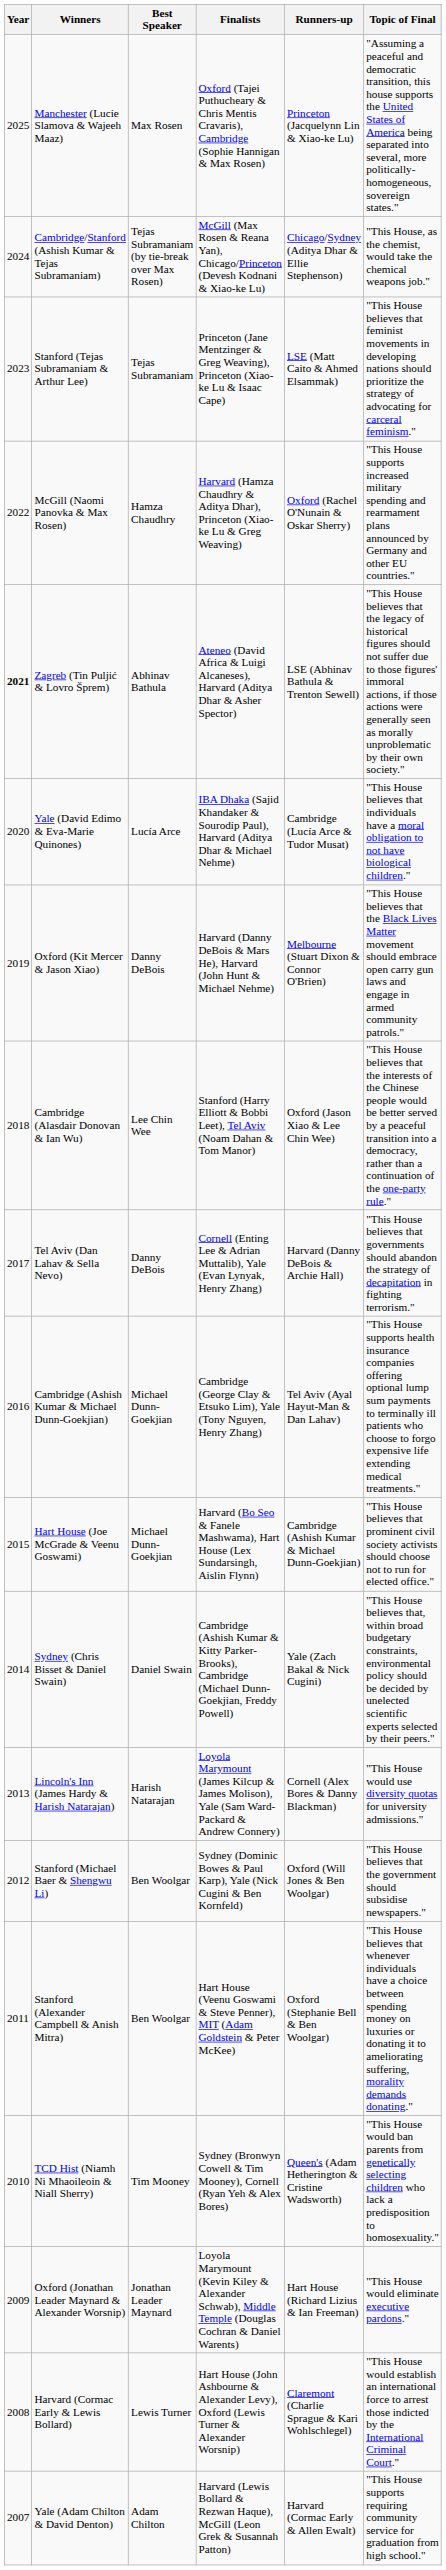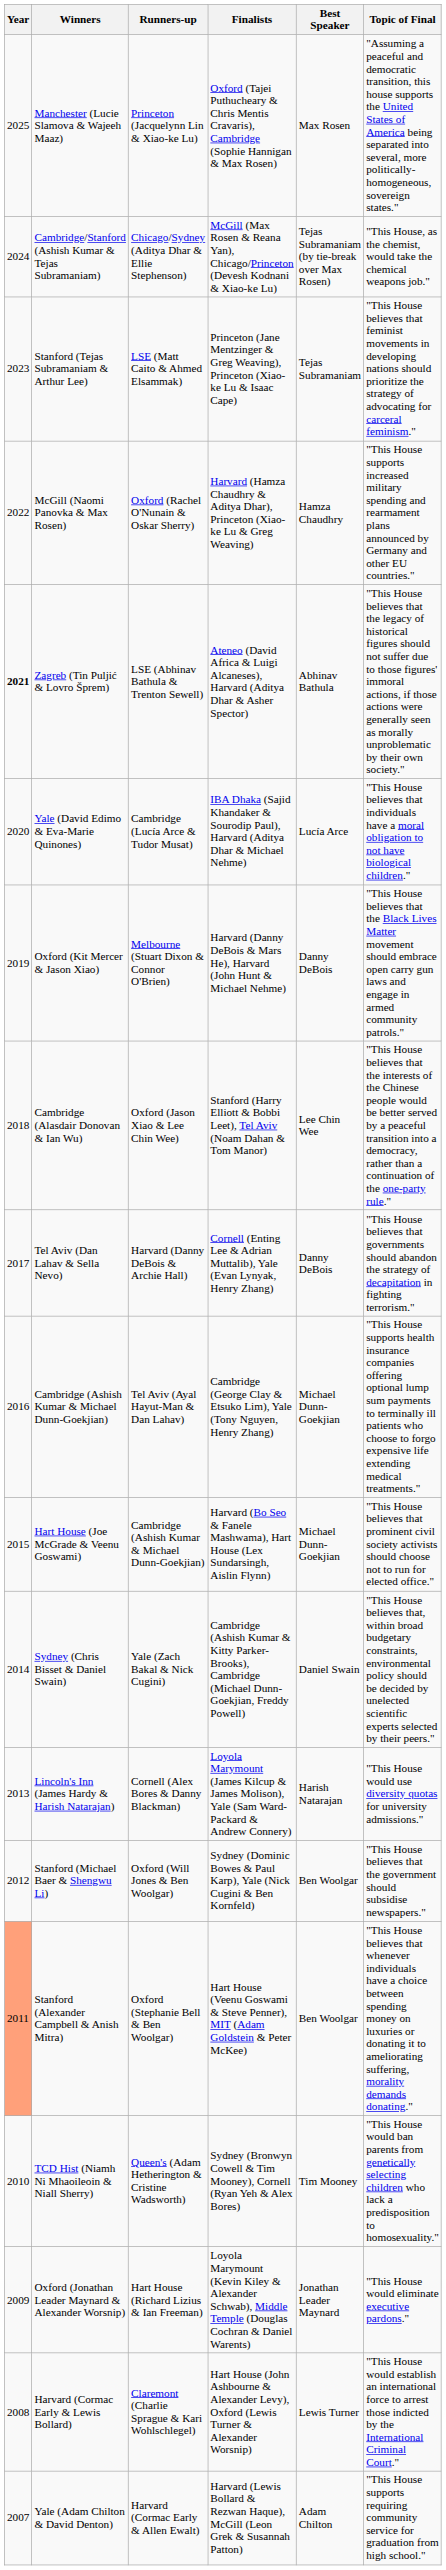columns swapped: (324, 19) <-> (162, 19)
(18, 2018) no background -> (18, 2018) lightsalmon background
